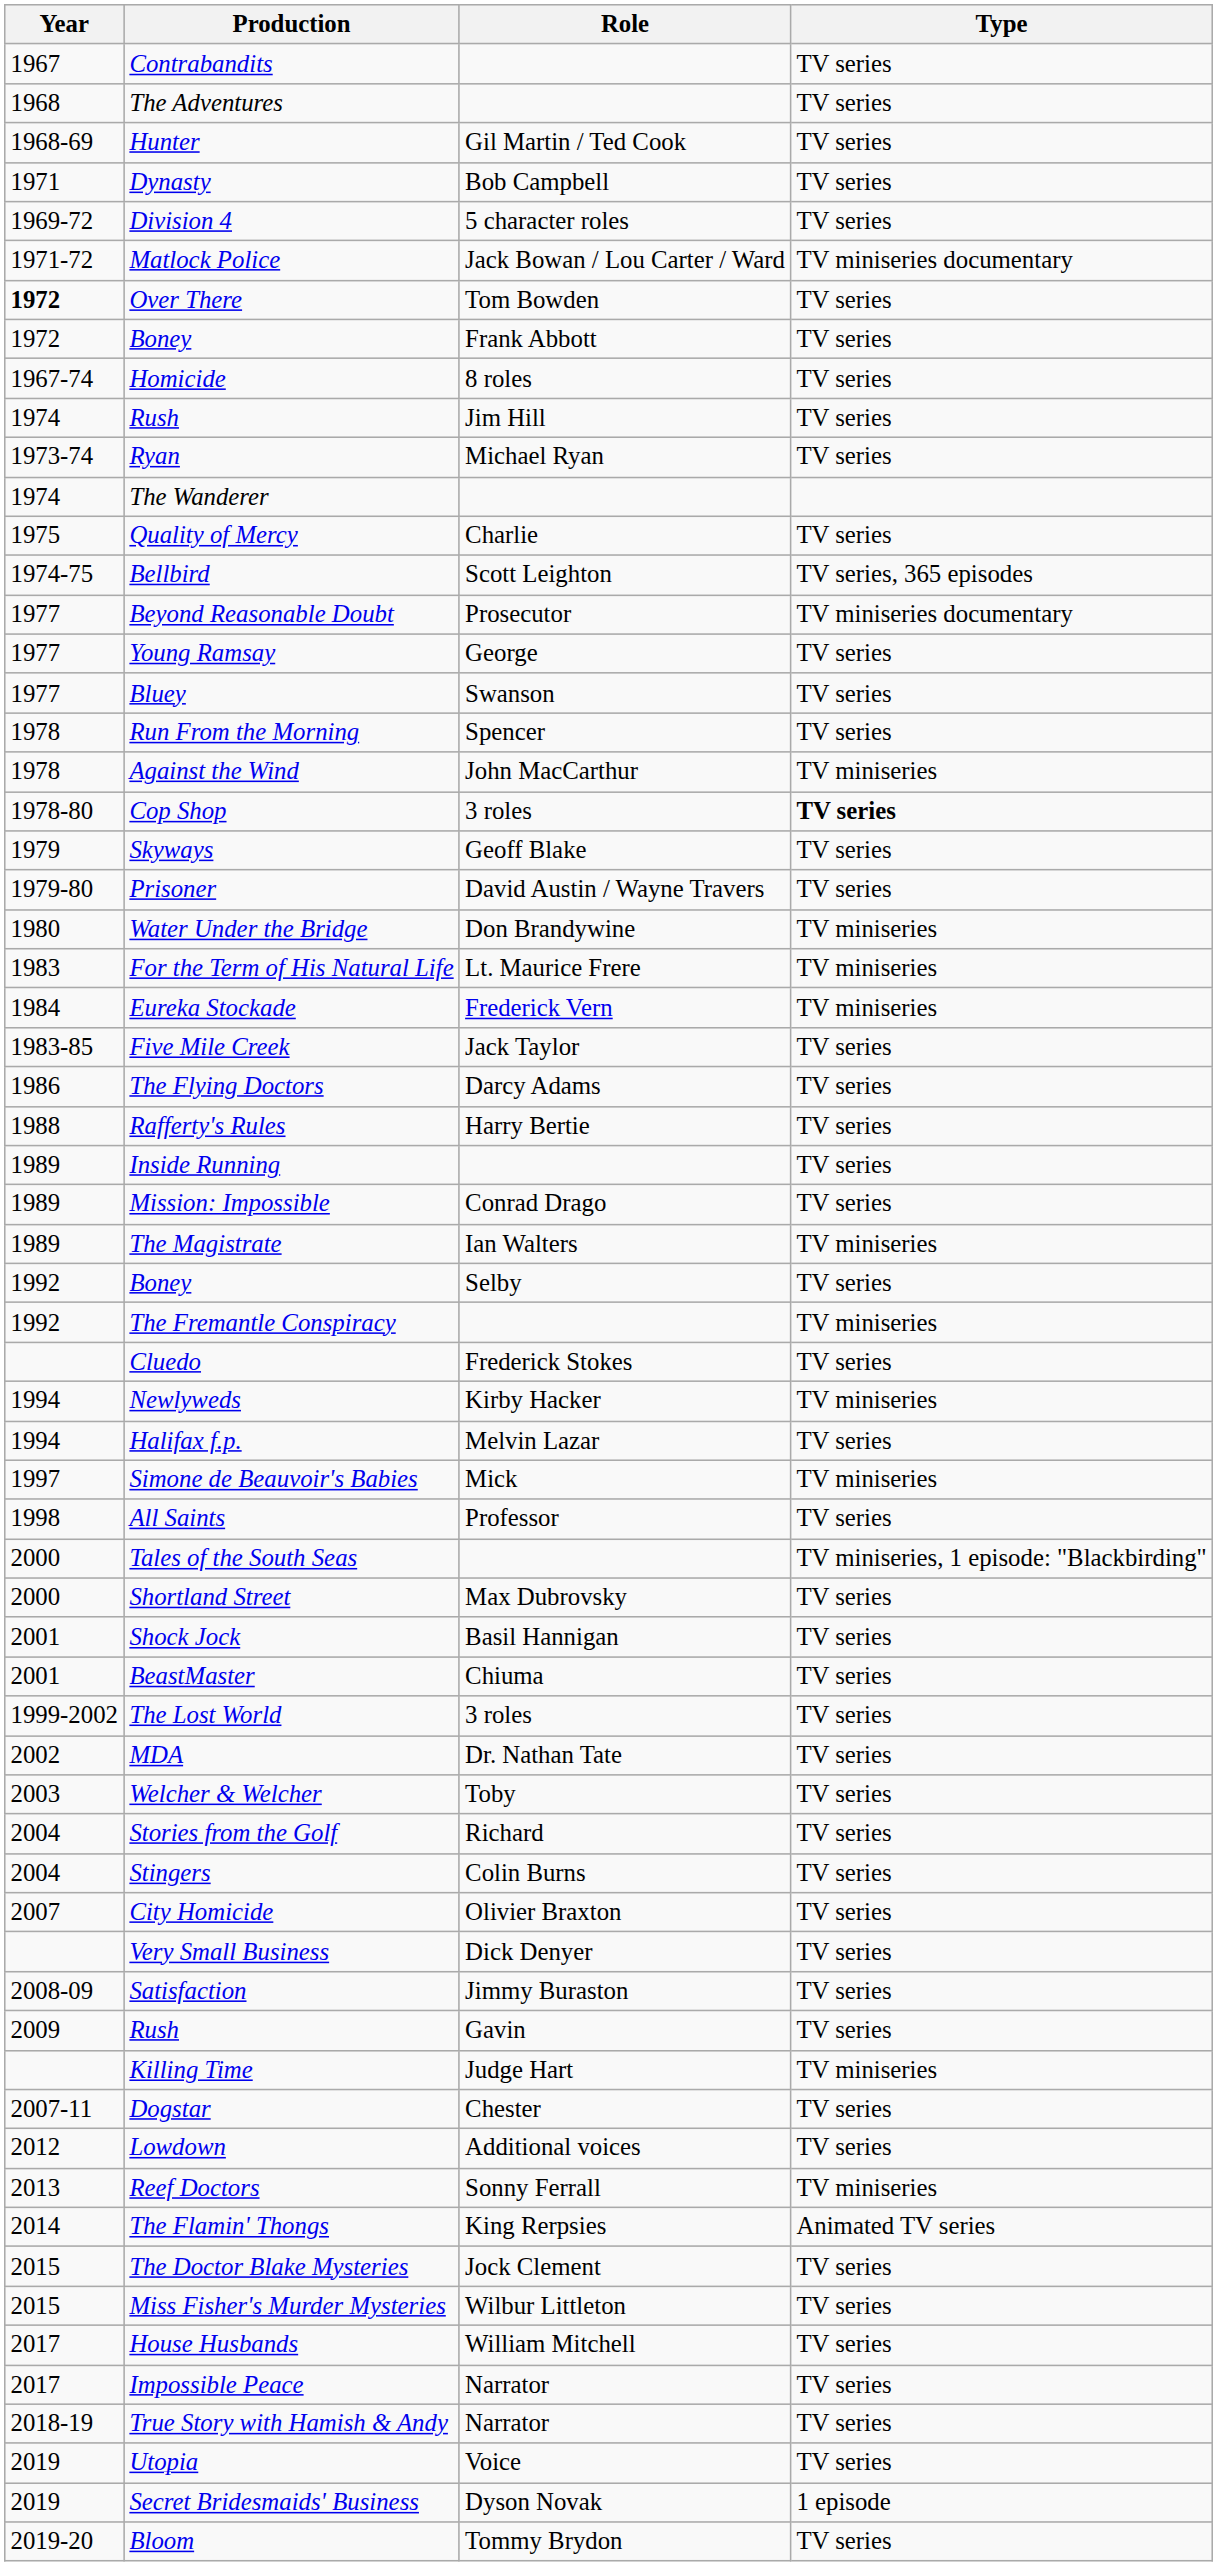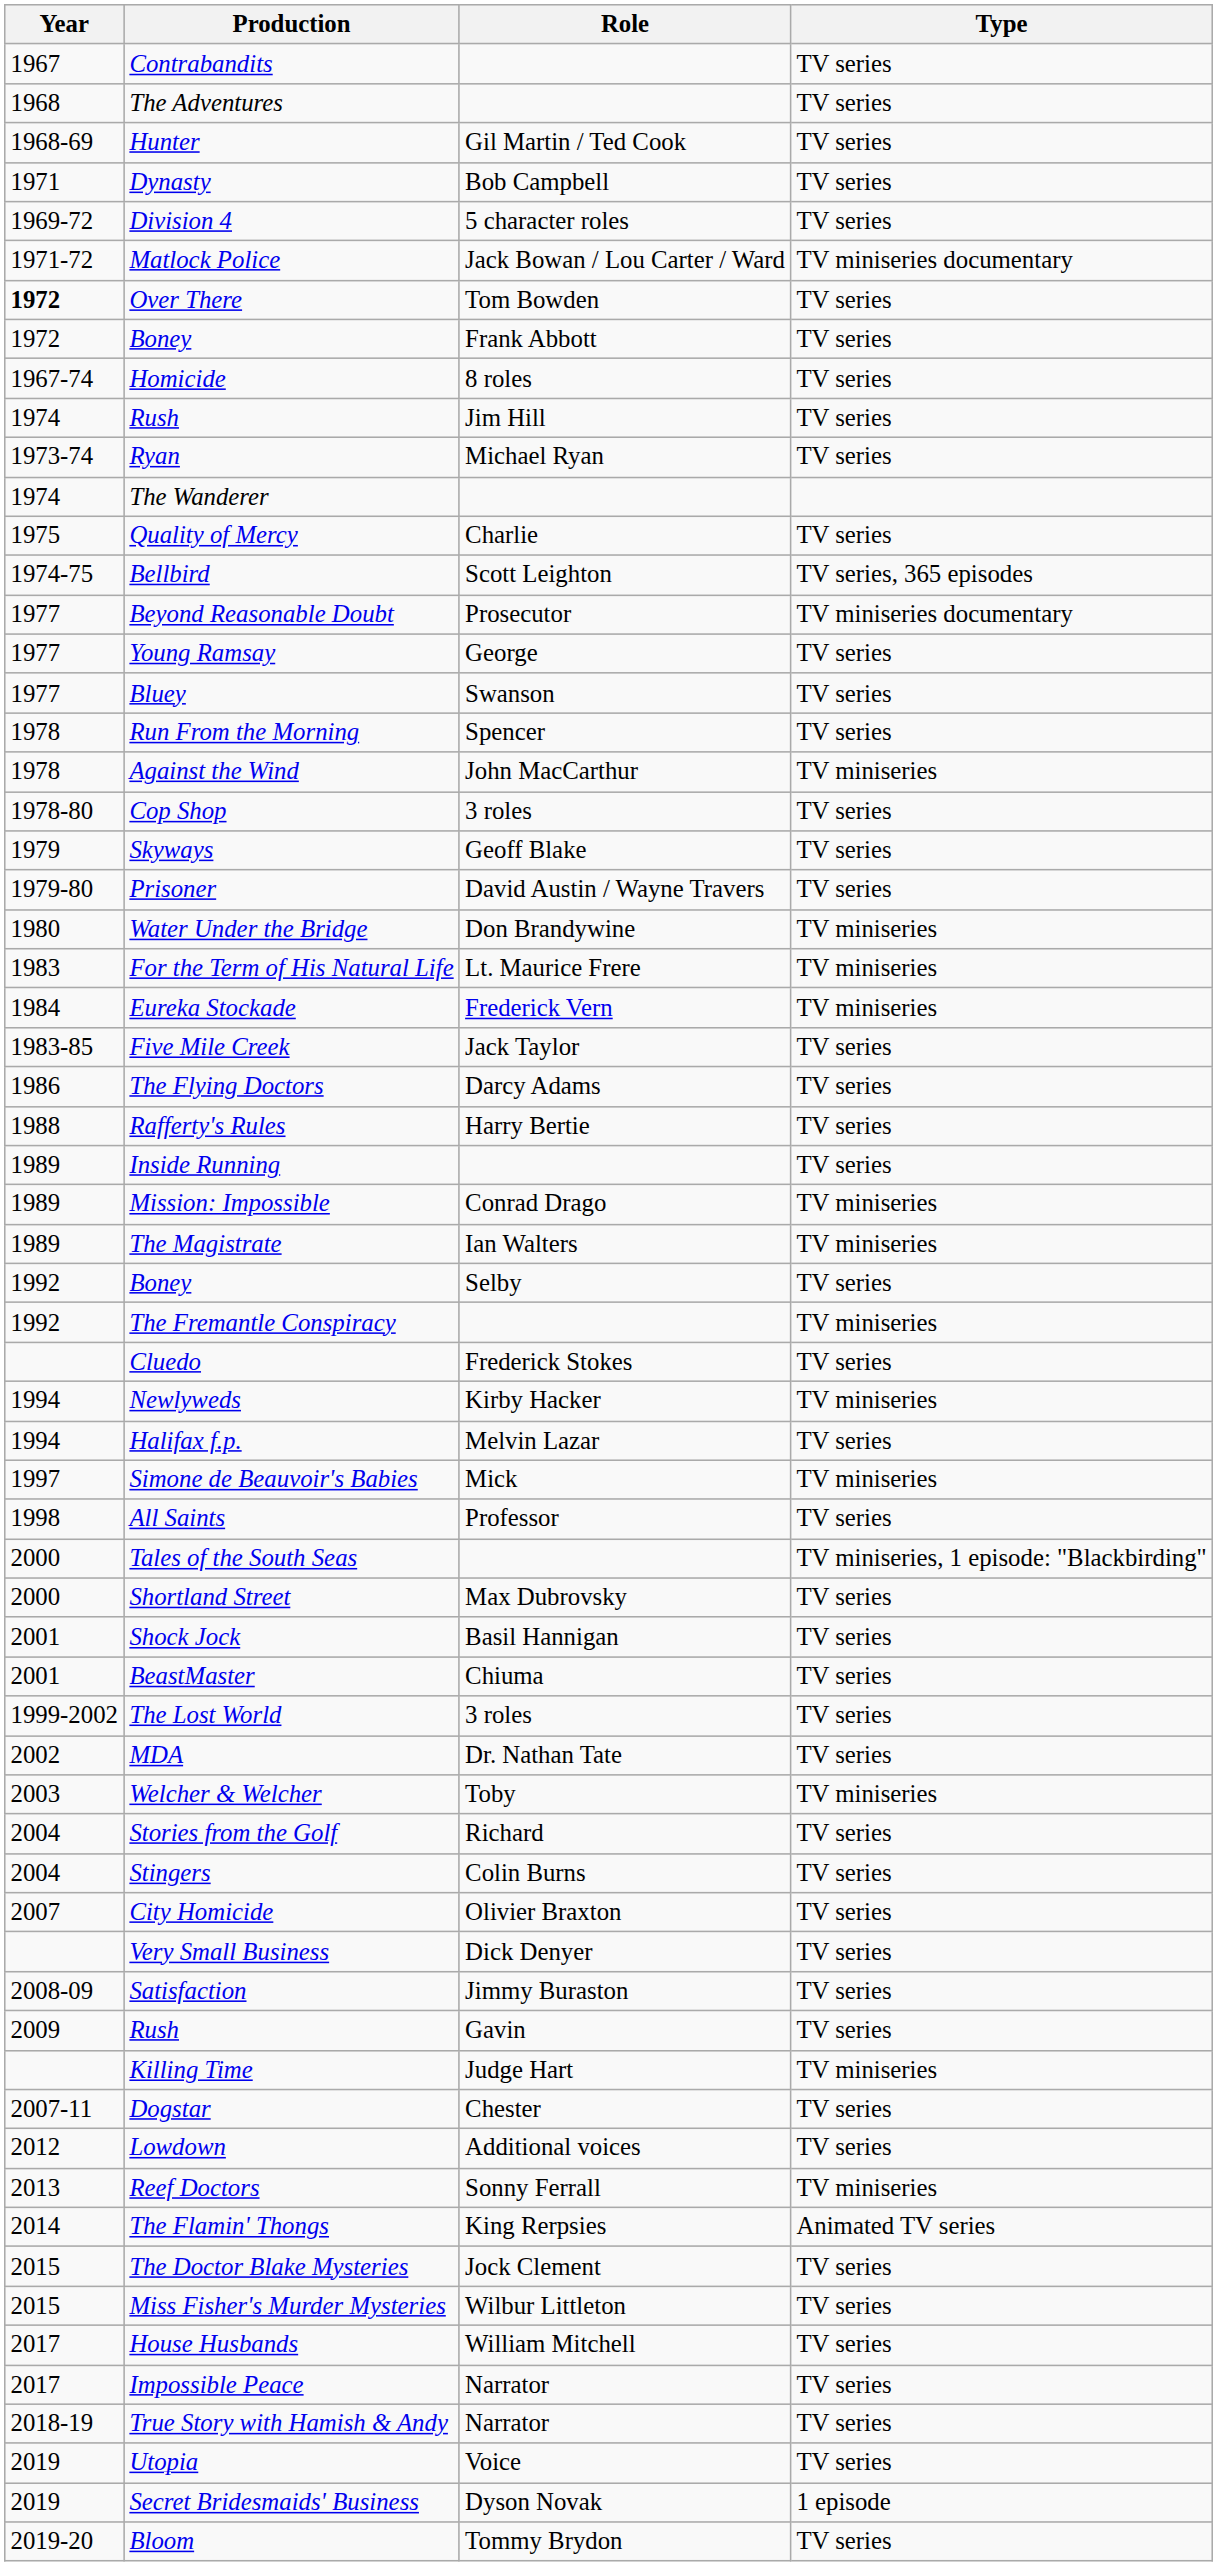(846, 810) bold -> (844, 810) normal
(844, 1204) TV series -> (867, 1204) TV miniseries
(844, 1794) TV series -> (867, 1794) TV miniseries
